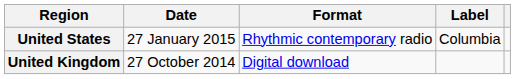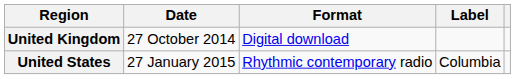rows swapped: (64, 62) <-> (64, 39)
